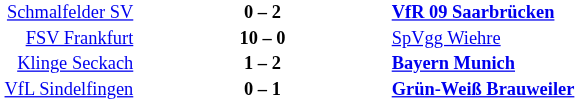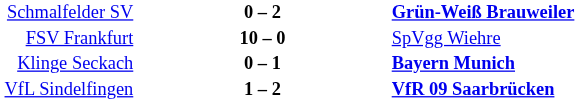(473, 12) VfR 09 Saarbrücken -> (483, 12) Grün-Weiß Brauweiler
(262, 63) 1 – 2 -> (262, 63) 0 – 1
(262, 88) 0 – 1 -> (262, 88) 1 – 2
(483, 88) Grün-Weiß Brauweiler -> (473, 88) VfR 09 Saarbrücken
